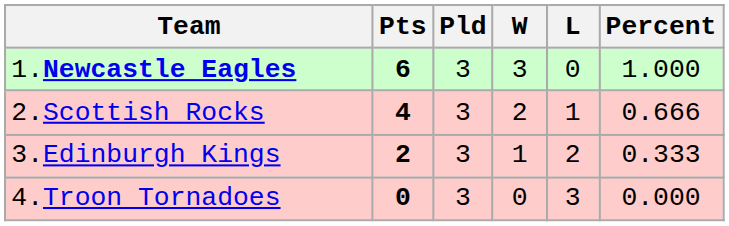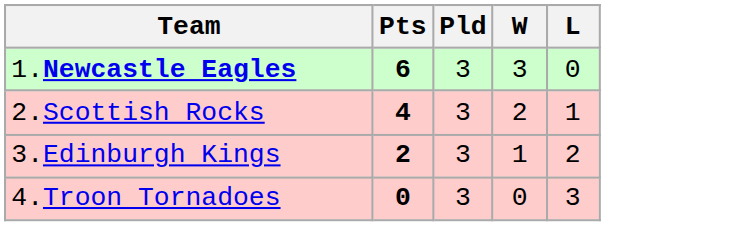- column: (661, 27)
